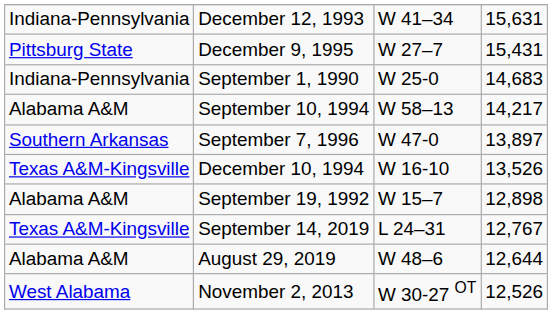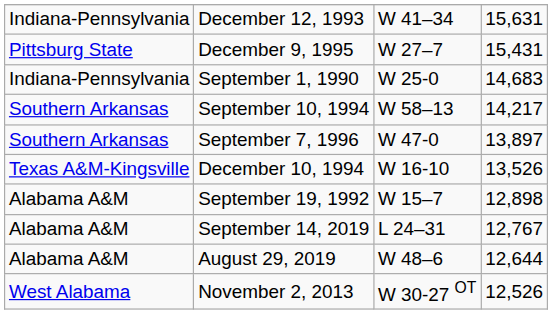(69, 109) Alabama A&M -> (89, 109) Southern Arkansas
(99, 229) Texas A&M-Kingsville -> (69, 229) Alabama A&M
